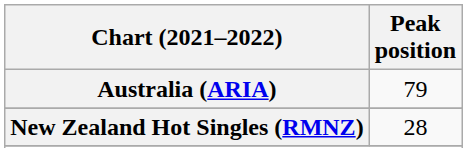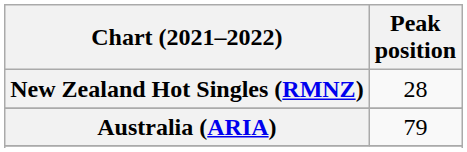rows swapped: (187, 88) <-> (187, 126)
